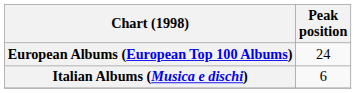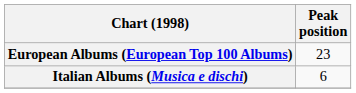(323, 54) 24 -> (323, 54) 23
